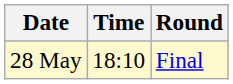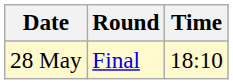columns swapped: (119, 22) <-> (189, 22)
